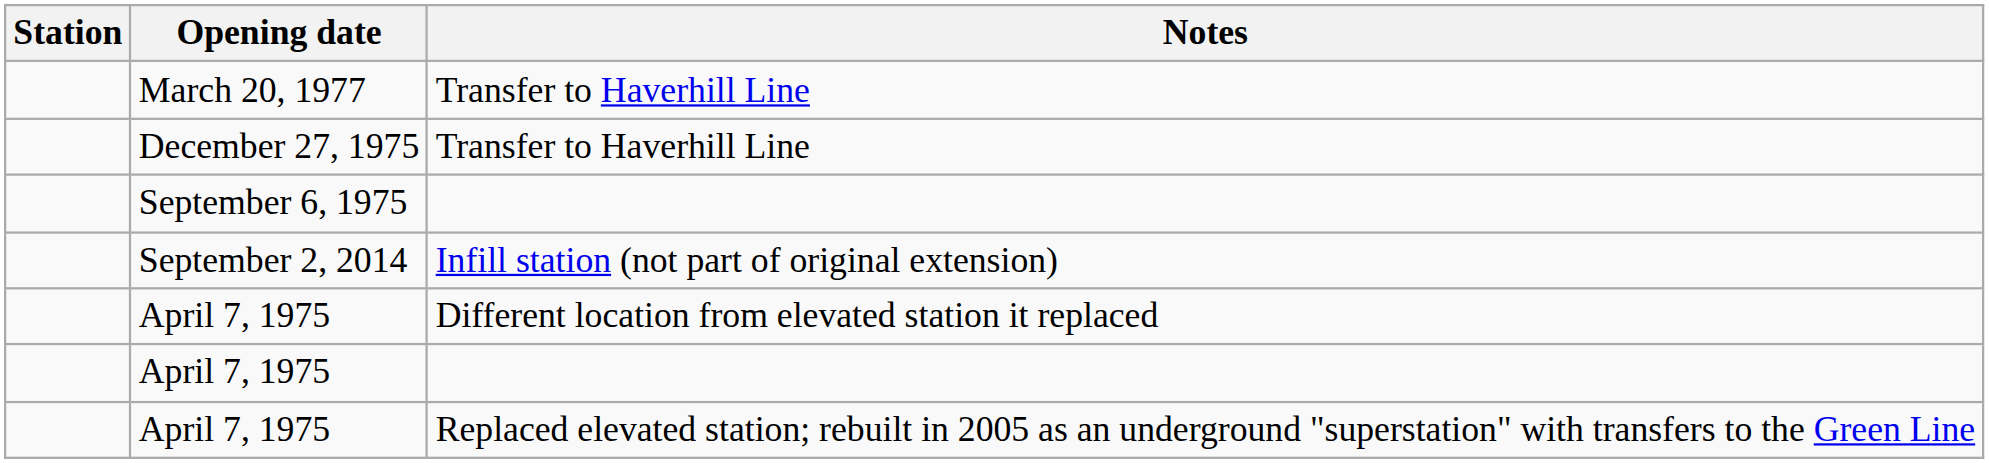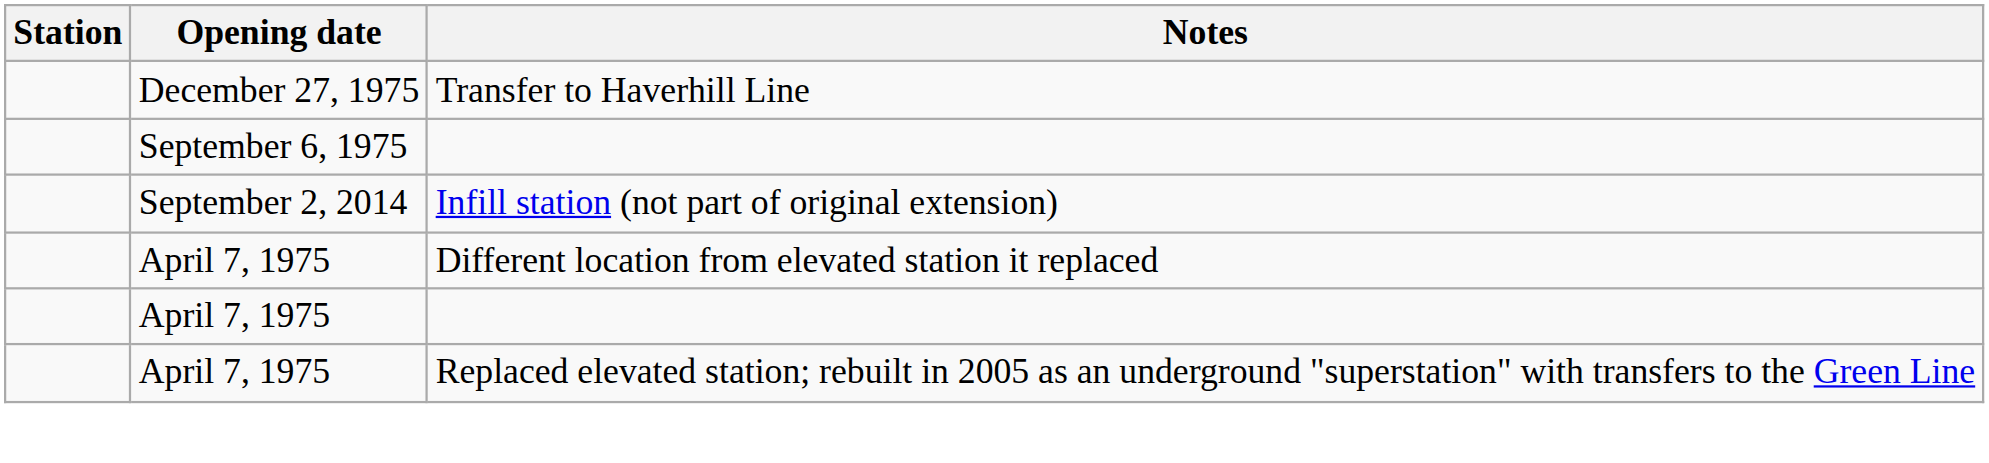- row: (252, 89)
